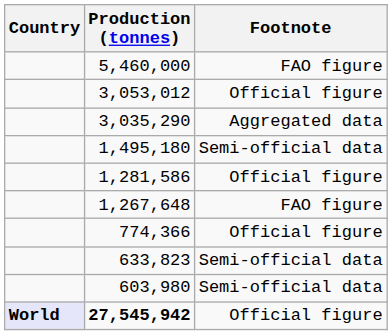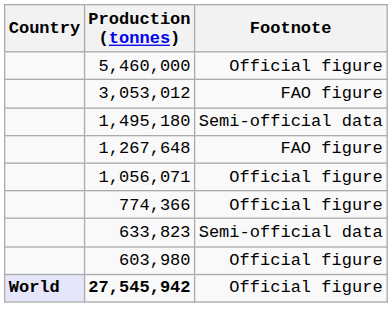(332, 66) FAO figure -> (306, 66) Official figure
(306, 94) Official figure -> (332, 94) FAO figure
- row: (145, 121)
- row: (145, 177)
+ row: (145, 177)
(291, 288) Semi-official data -> (306, 260) Official figure
